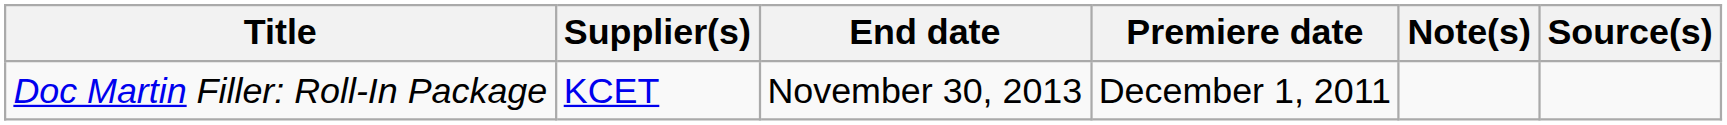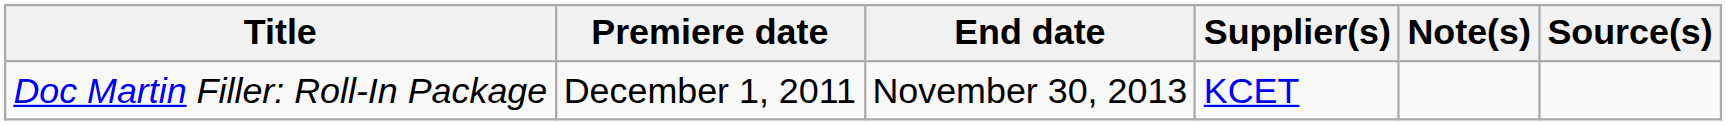columns swapped: (1245, 32) <-> (657, 32)
